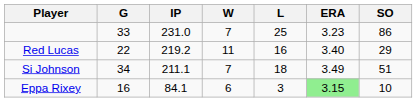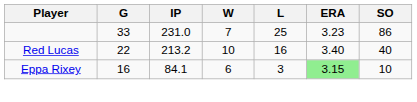(176, 50) 219.2 -> (176, 50) 213.2
(228, 50) 11 -> (228, 50) 10
(385, 50) 29 -> (385, 50) 40
- row: (51, 69)
